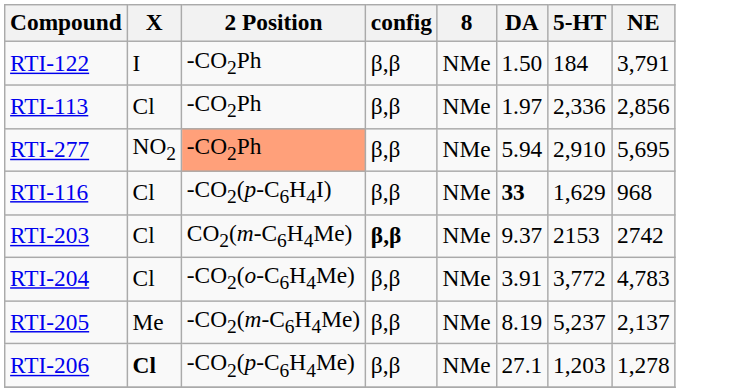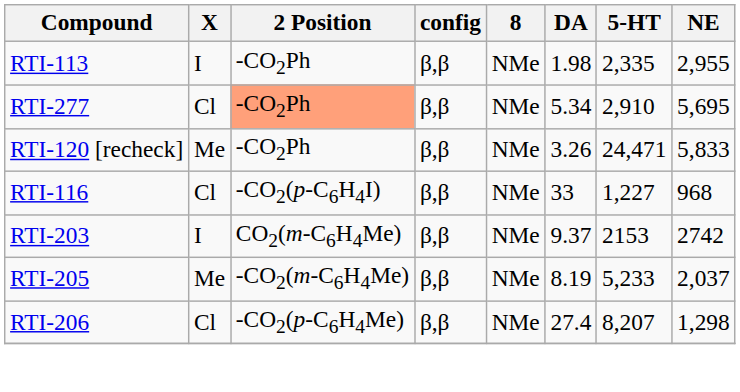- row: (50, 63)
(144, 106) Cl -> (198, 63) I
(522, 106) 1.97 -> (571, 63) 1.98
(579, 106) 2,336 -> (628, 63) 2,335
(643, 106) 2,856 -> (703, 63) 2,955
(154, 149) NO2 -> (205, 106) Cl
(522, 149) 5.94 -> (571, 106) 5.34
+ row: (97, 149)
(513, 192) bold -> (562, 192) normal
(579, 192) 1,629 -> (628, 192) 1,227
(144, 235) Cl -> (198, 235) I
(386, 235) bold -> (435, 235) normal
- row: (50, 278)
(579, 322) 5,237 -> (628, 278) 5,233
(643, 322) 2,137 -> (703, 278) 2,037
(144, 365) bold -> (205, 322) normal
(522, 365) 27.1 -> (571, 322) 27.4
(579, 365) 1,203 -> (628, 322) 8,207
(643, 365) 1,278 -> (703, 322) 1,298
